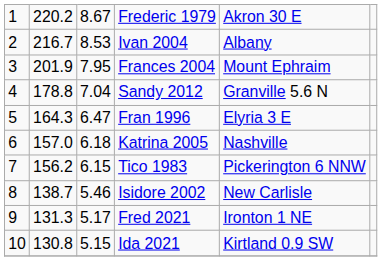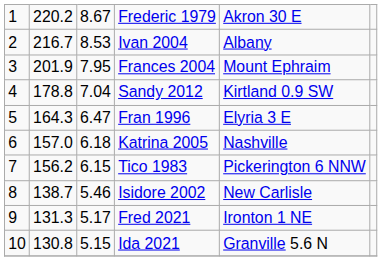(276, 92) Granville 5.6 N -> (278, 92) Kirtland 0.9 SW
(278, 243) Kirtland 0.9 SW -> (276, 243) Granville 5.6 N
